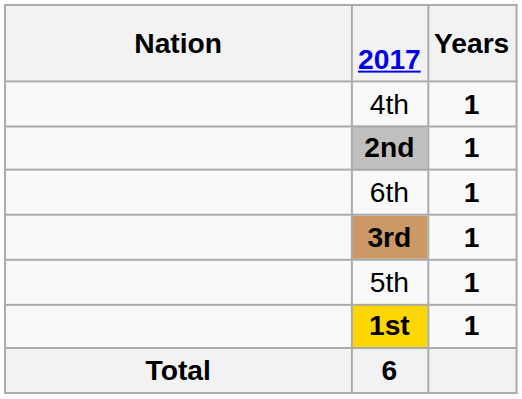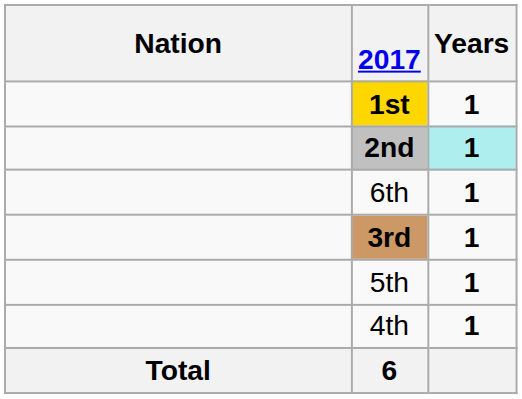rows swapped: (389, 327) <-> (389, 104)
(472, 148) no background -> (472, 148) paleturquoise background
